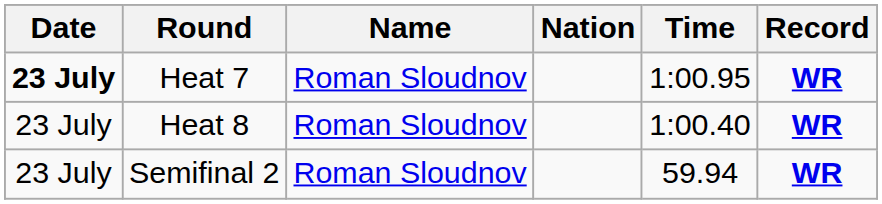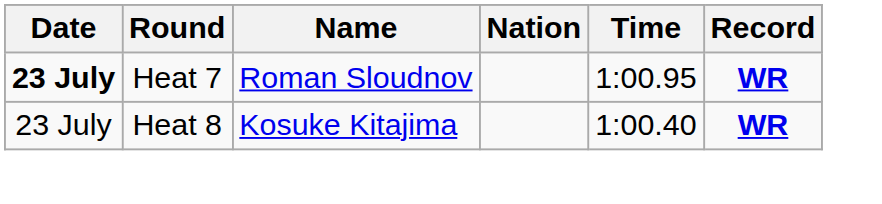(410, 125) Roman Sloudnov -> (348, 125) Kosuke Kitajima
- row: (204, 173)
